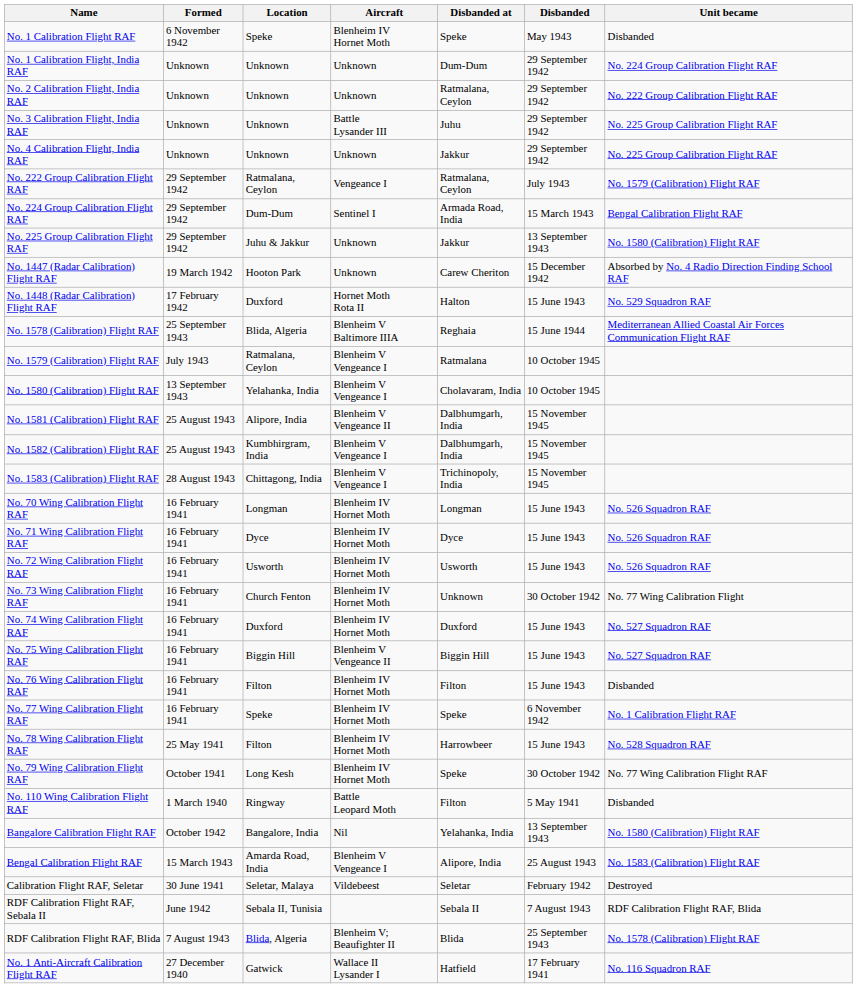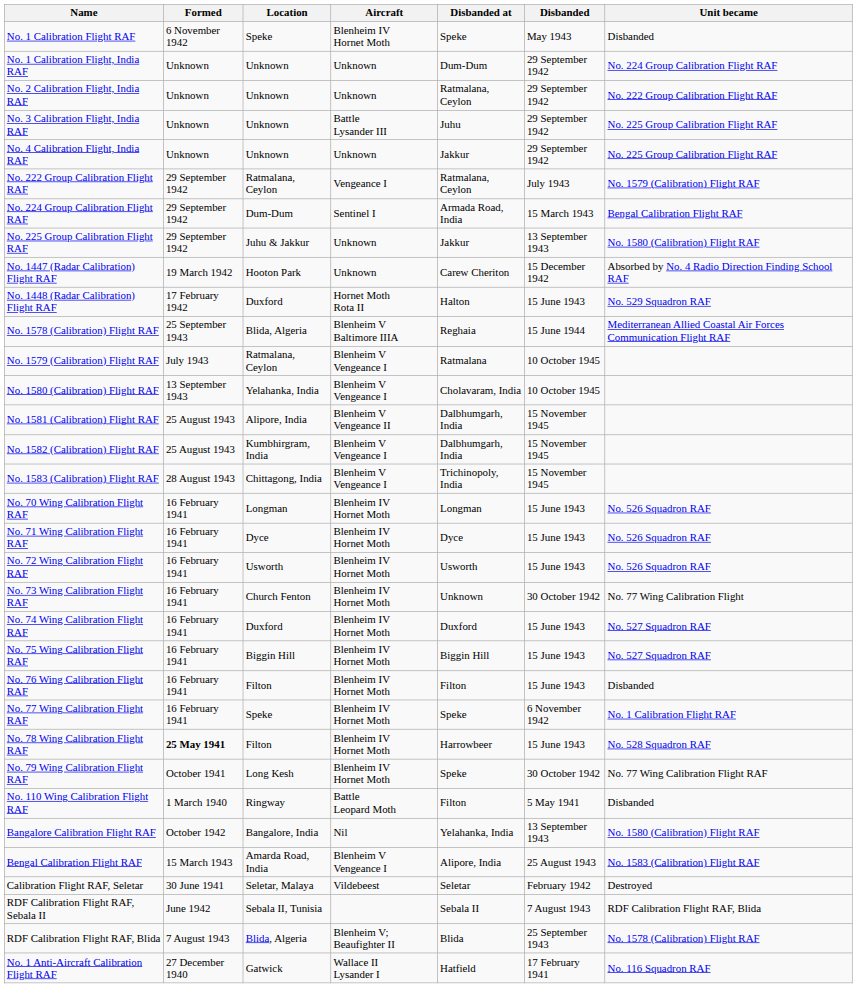(362, 655) Blenheim V Vengeance II -> (362, 655) Blenheim IV Hornet Moth
(195, 744) normal -> (196, 744) bold
